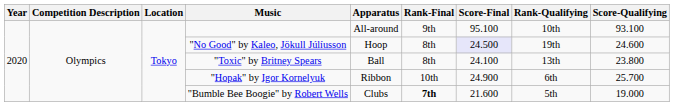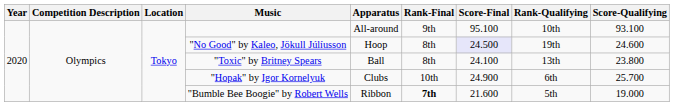(376, 77) Ribbon -> (376, 77) Clubs
(376, 93) Clubs -> (376, 93) Ribbon
